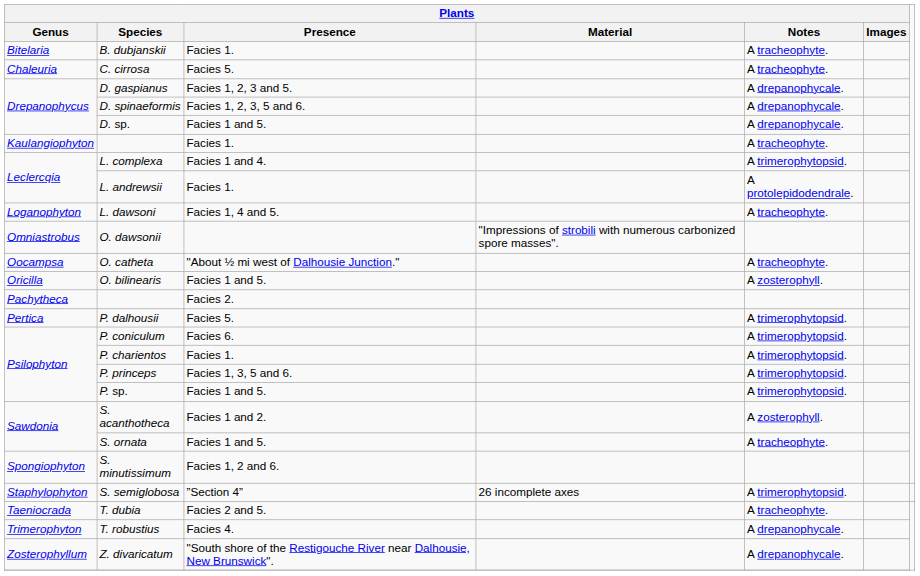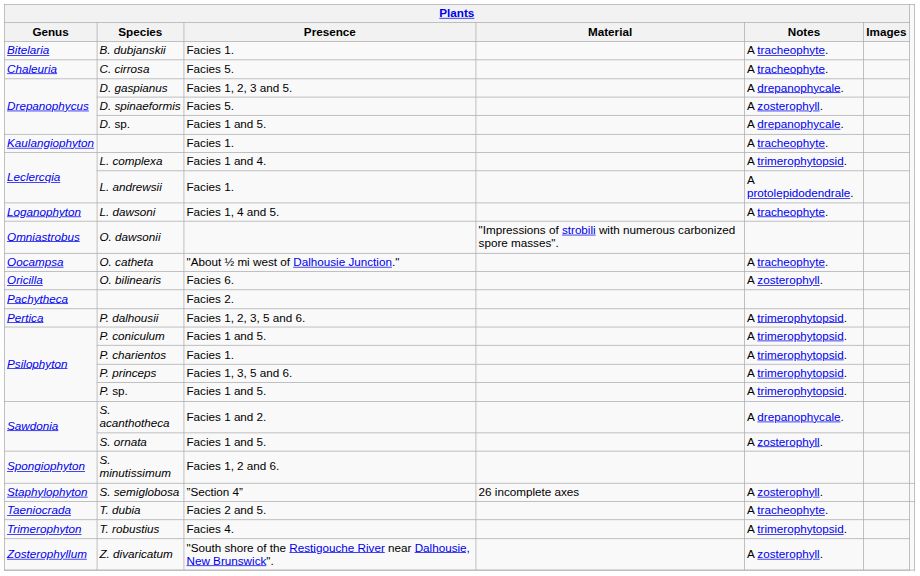(246, 106) Facies 1, 2, 3, 5 and 6. -> (210, 106) Facies 5.
(795, 106) A drepanophycale. -> (785, 106) A zosterophyll.
(226, 280) Facies 1 and 5. -> (210, 280) Facies 6.
(210, 317) Facies 5. -> (246, 317) Facies 1, 2, 3, 5 and 6.
(210, 336) Facies 6. -> (226, 336) Facies 1 and 5.
(785, 417) A zosterophyll. -> (795, 417) A drepanophycale.
(788, 442) A tracheophyte. -> (785, 442) A zosterophyll.
(797, 492) A trimerophytopsid. -> (785, 492) A zosterophyll.
(795, 529) A drepanophycale. -> (797, 529) A trimerophytopsid.
(795, 554) A drepanophycale. -> (785, 554) A zosterophyll.
